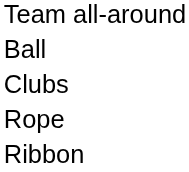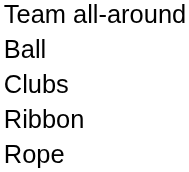rows swapped: (44, 154) <-> (34, 119)
